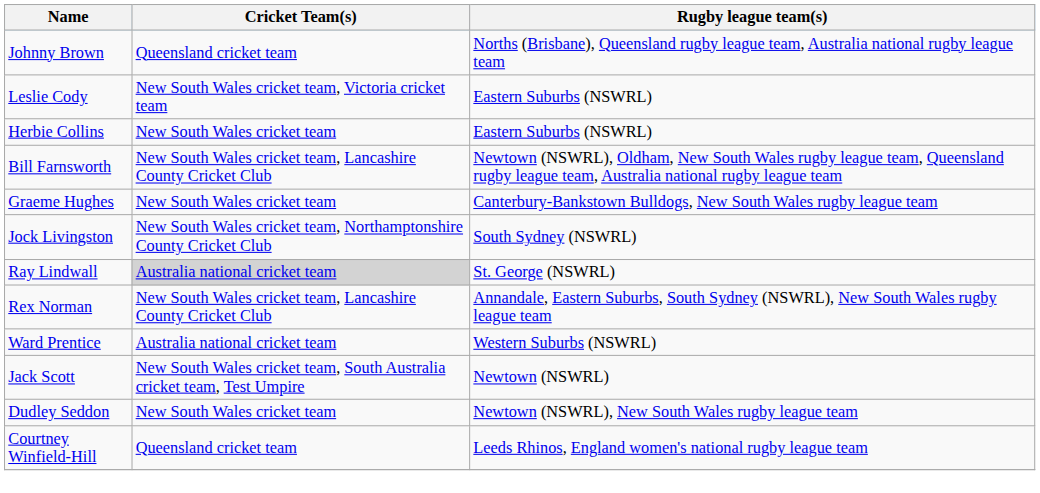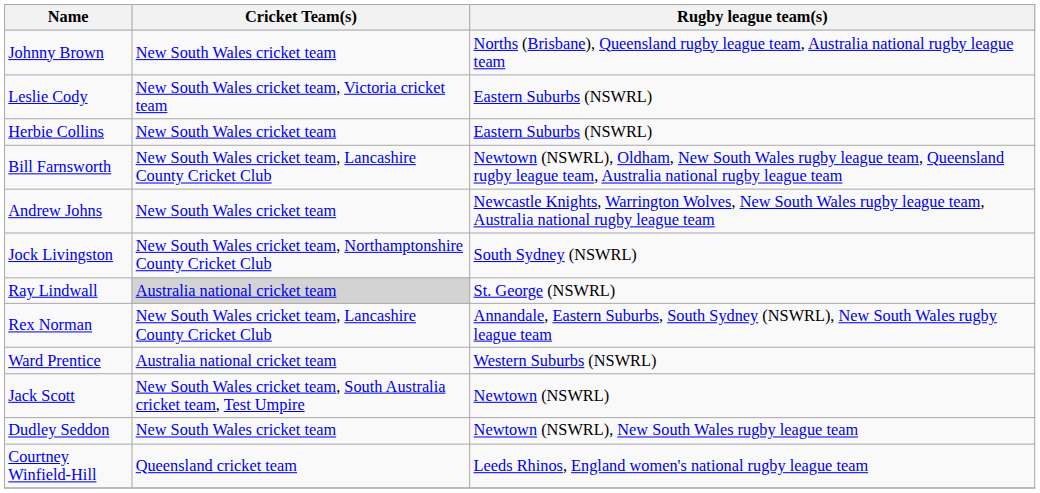(216, 52) Queensland cricket team -> (236, 52) New South Wales cricket team
+ row: (55, 211)
- row: (61, 201)
